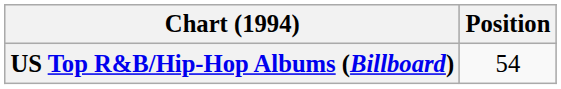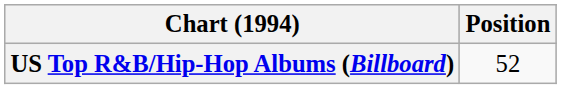(508, 63) 54 -> (508, 63) 52
